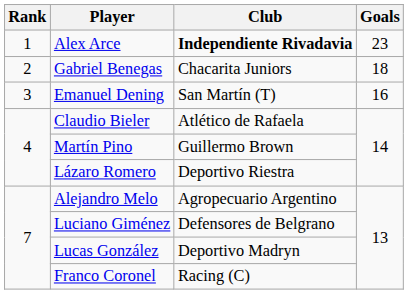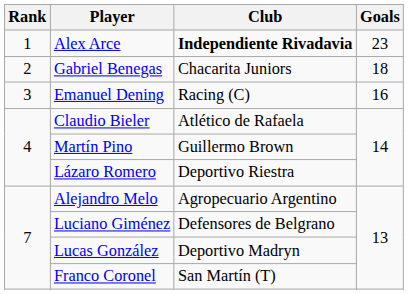(227, 95) San Martín (T) -> (214, 95) Racing (C)
(214, 276) Racing (C) -> (227, 276) San Martín (T)
